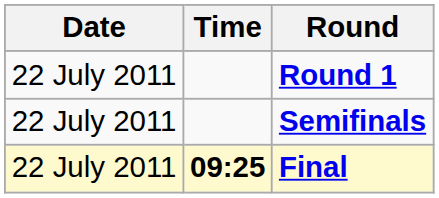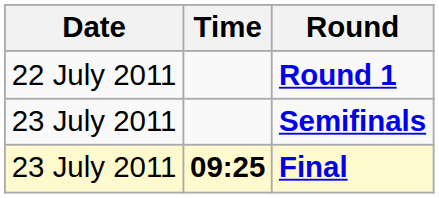(94, 121) 22 July 2011 -> (94, 121) 23 July 2011
(94, 167) 22 July 2011 -> (94, 167) 23 July 2011
